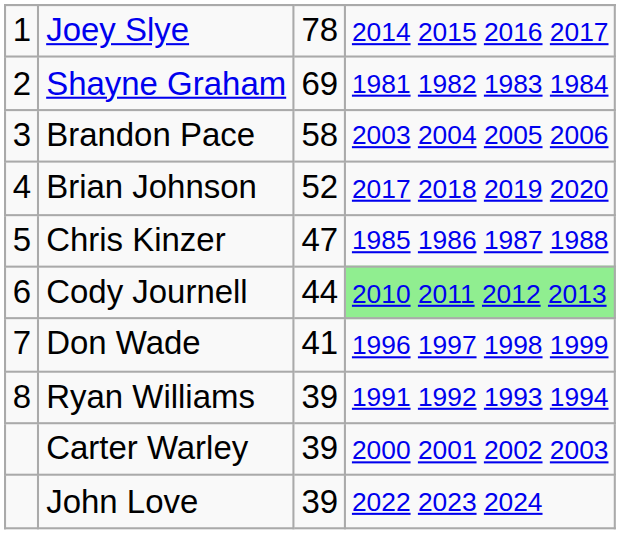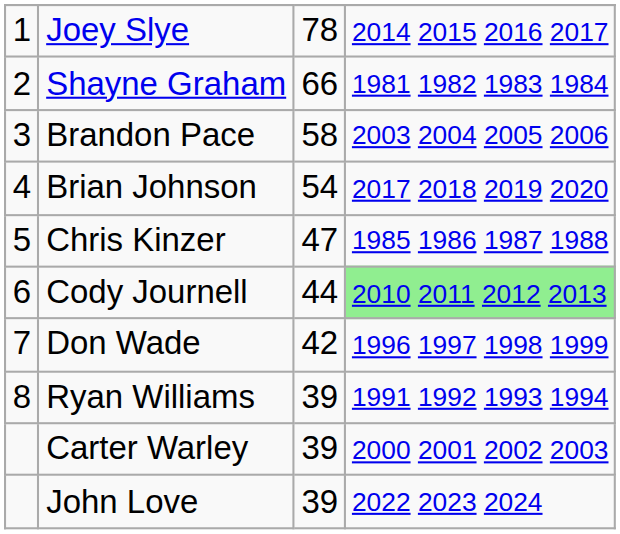(320, 82) 69 -> (320, 82) 66
(320, 187) 52 -> (320, 187) 54
(320, 344) 41 -> (320, 344) 42
